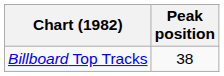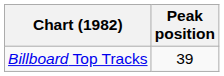(185, 58) 38 -> (185, 58) 39
